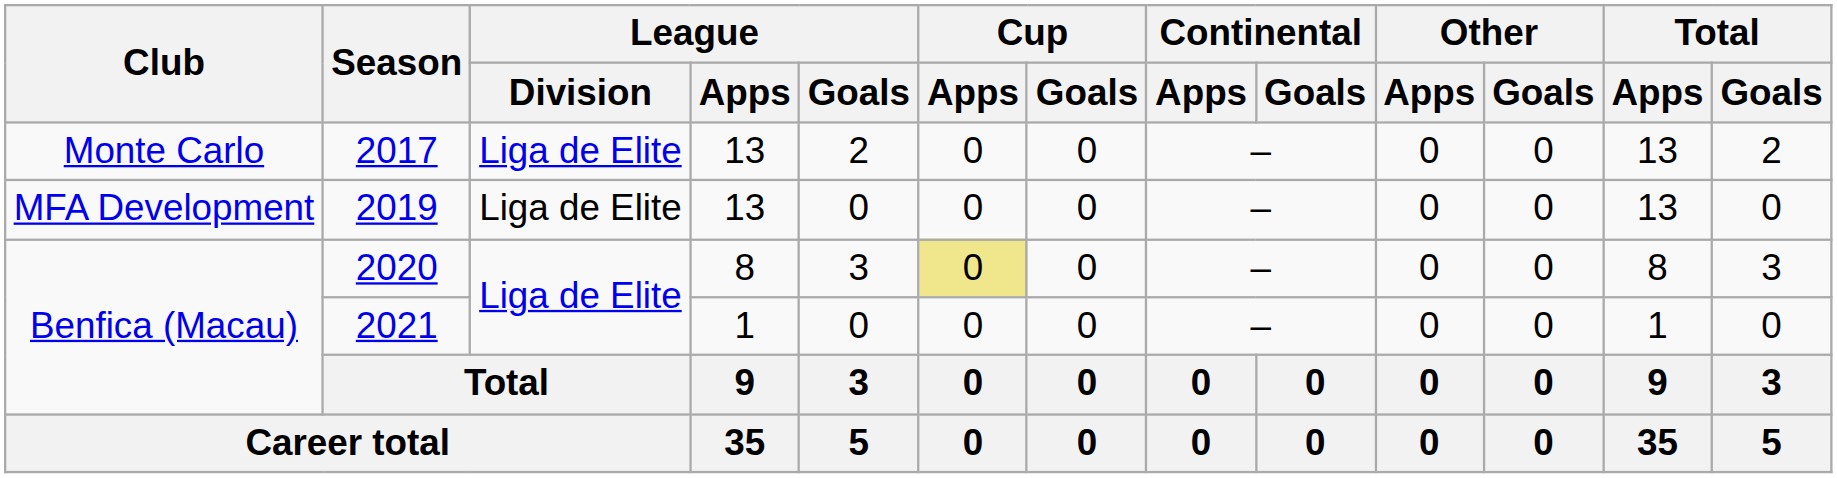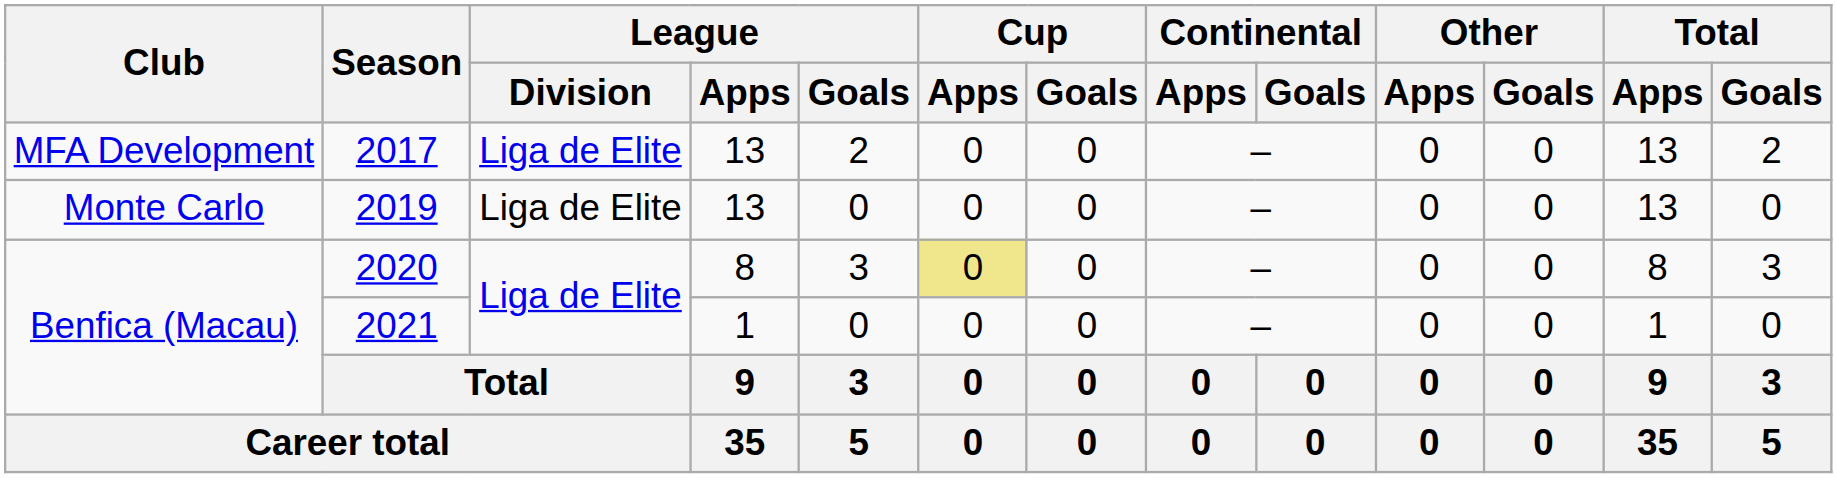(164, 150) Monte Carlo -> (164, 150) MFA Development
(164, 208) MFA Development -> (164, 208) Monte Carlo
